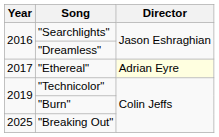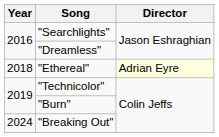(20, 68) 2017 -> (20, 68) 2018
(20, 123) 2025 -> (20, 123) 2024
